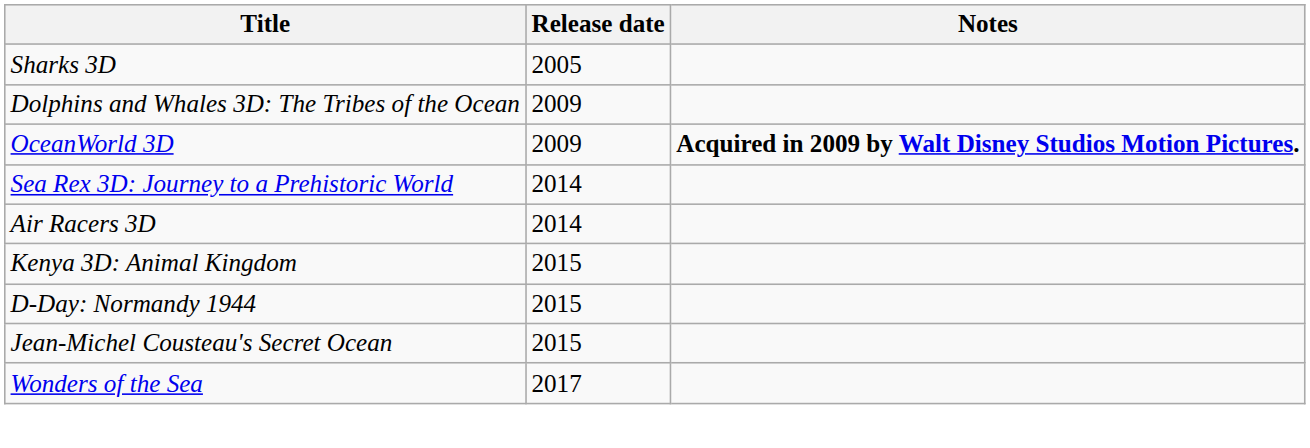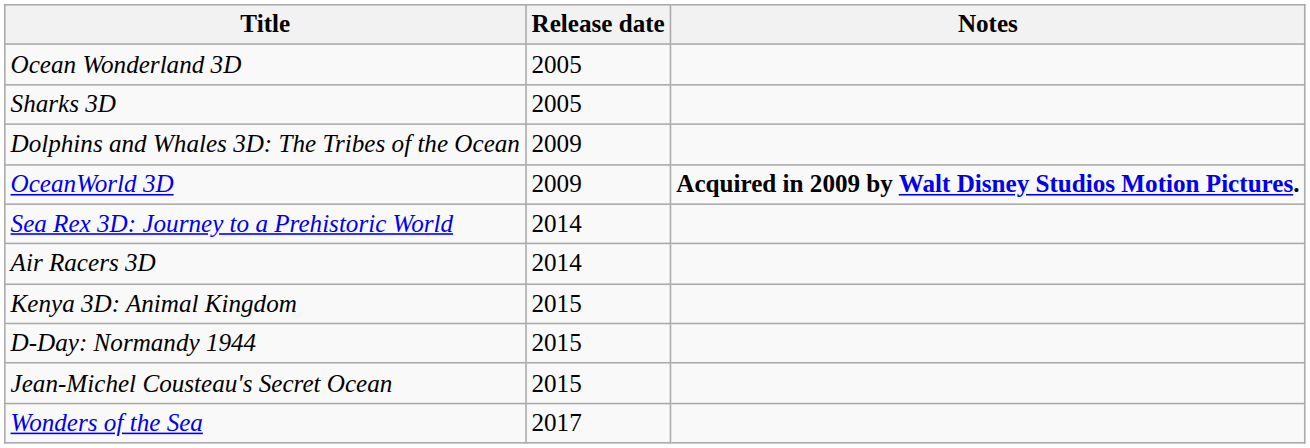+ row: (126, 64)
